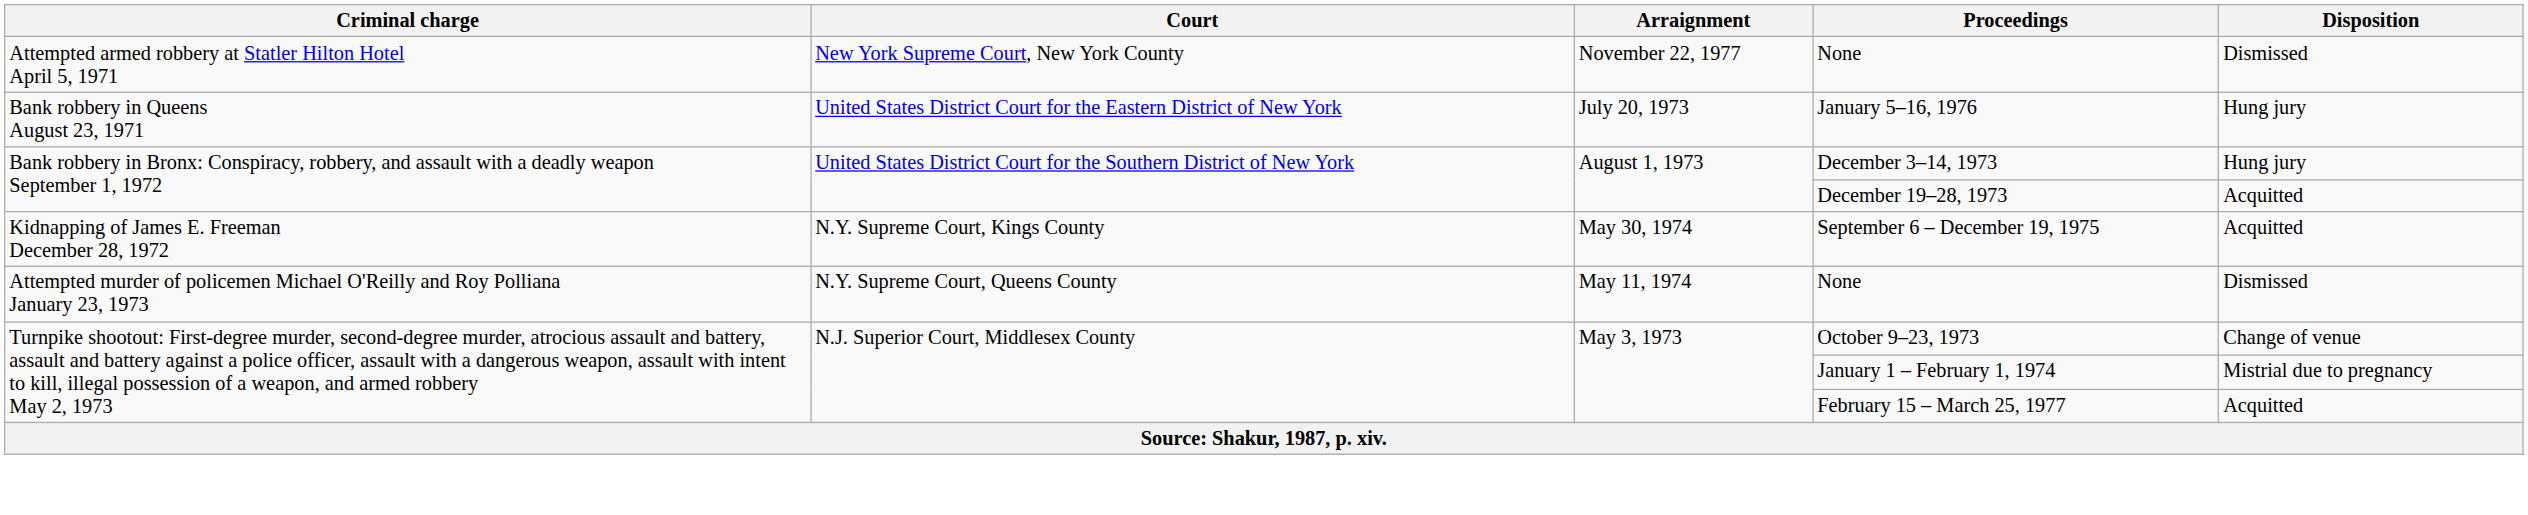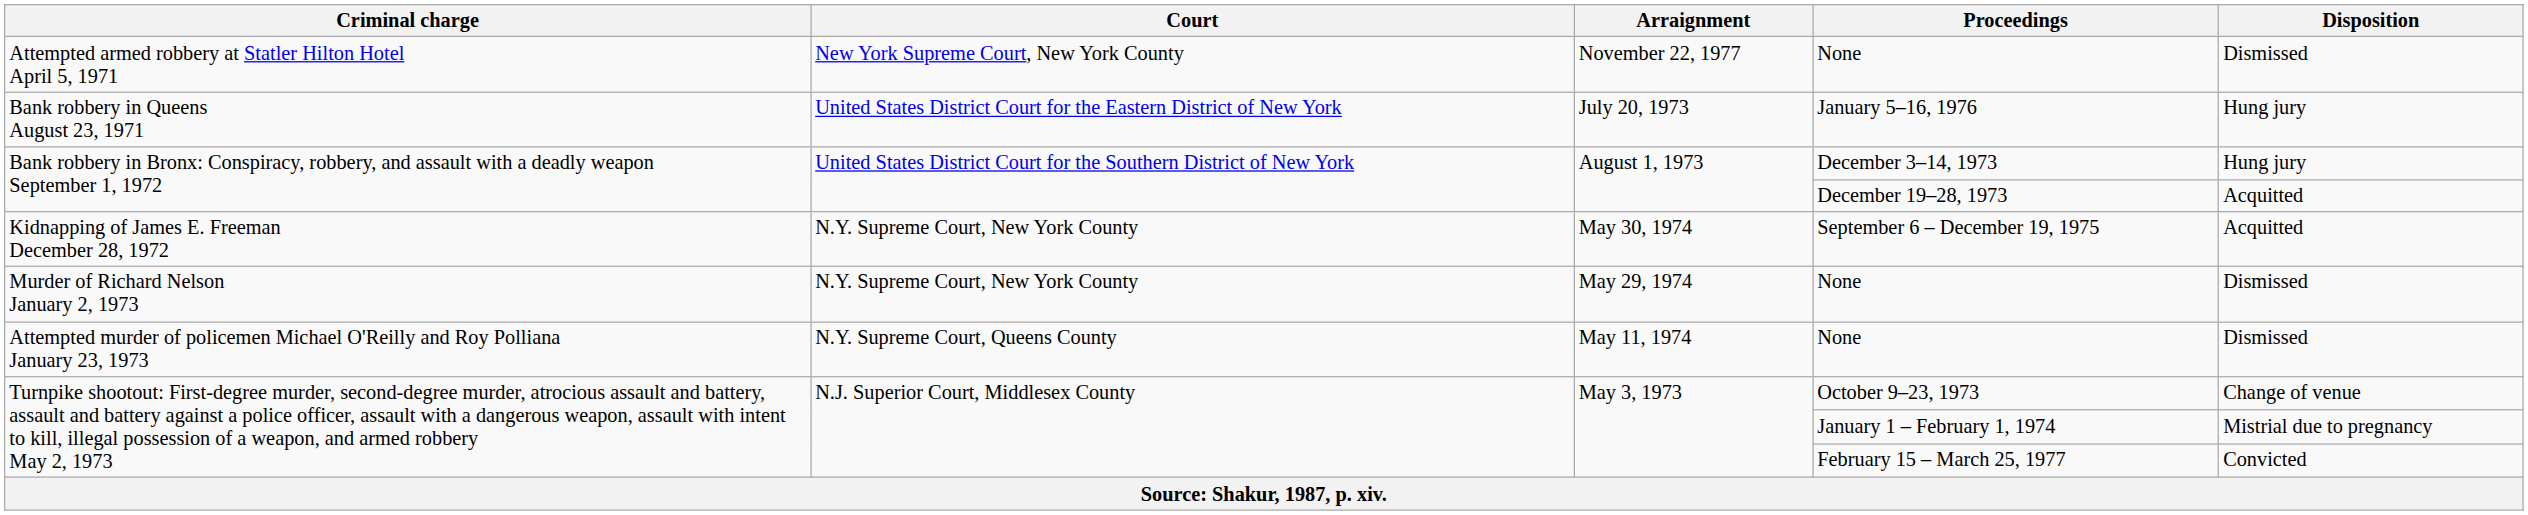(960, 227) N.Y. Supreme Court, Kings County -> (977, 227) N.Y. Supreme Court, New York County
+ row: (117, 293)
(2263, 404) Acquitted -> (2265, 459) Convicted
